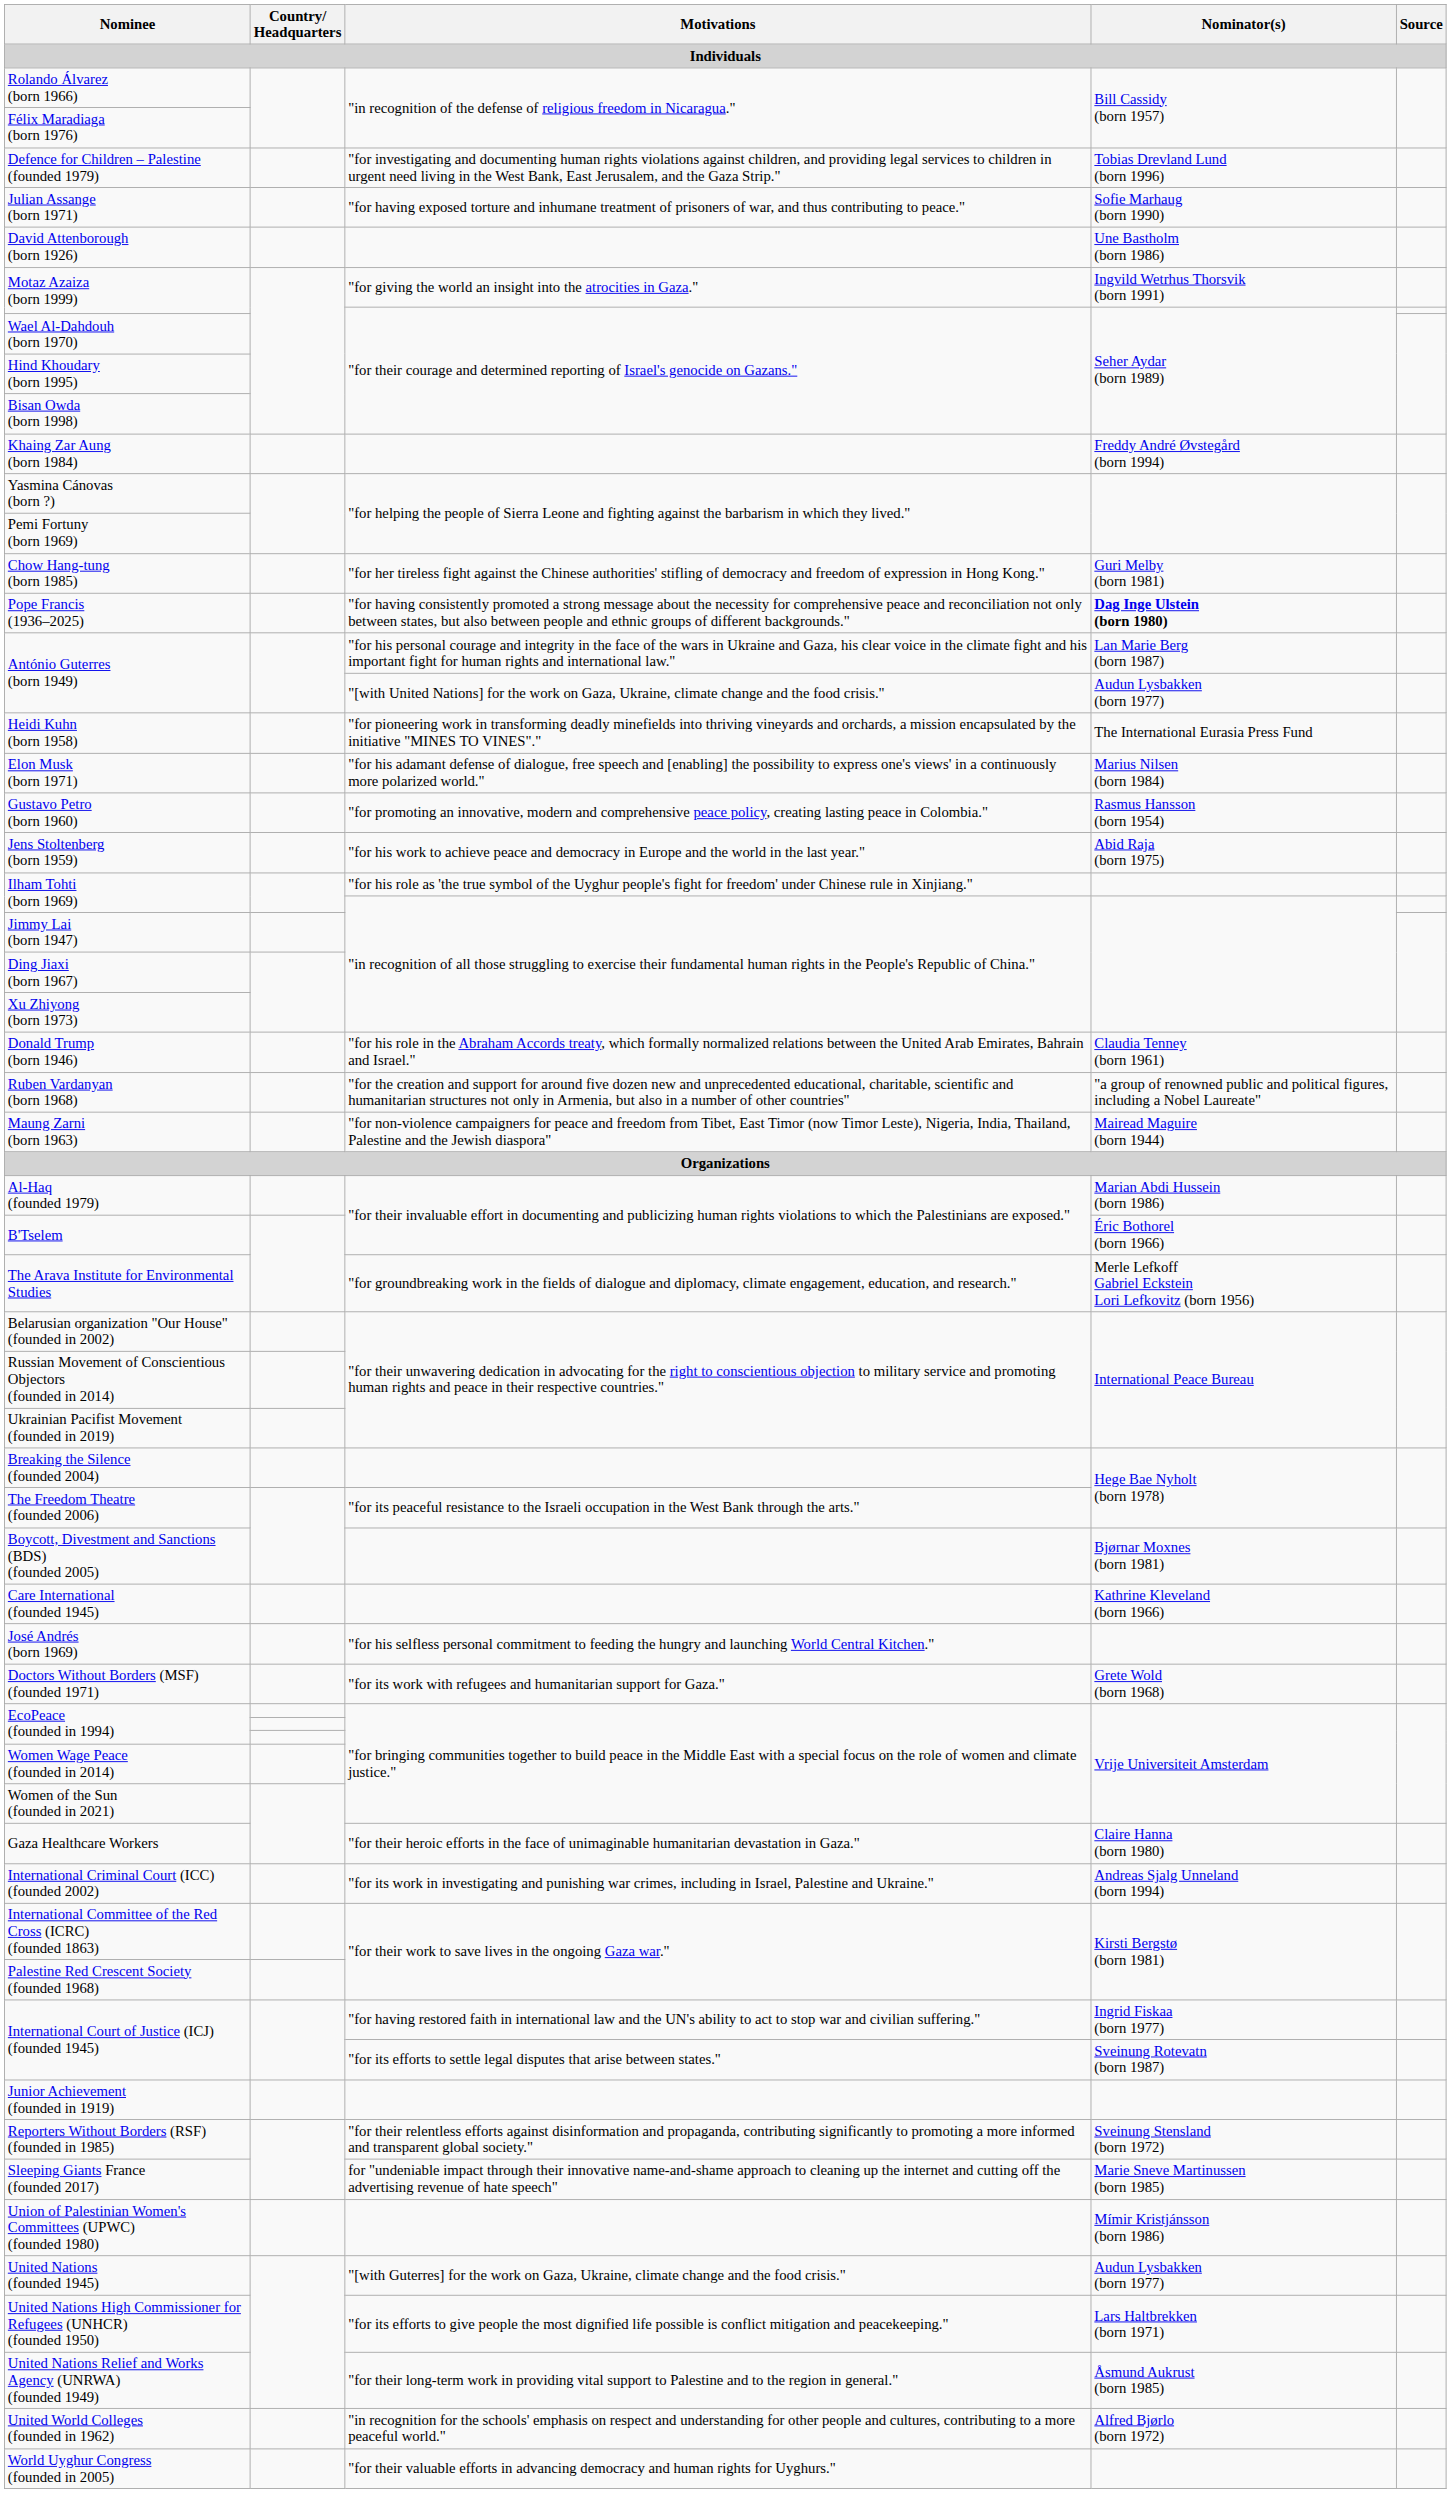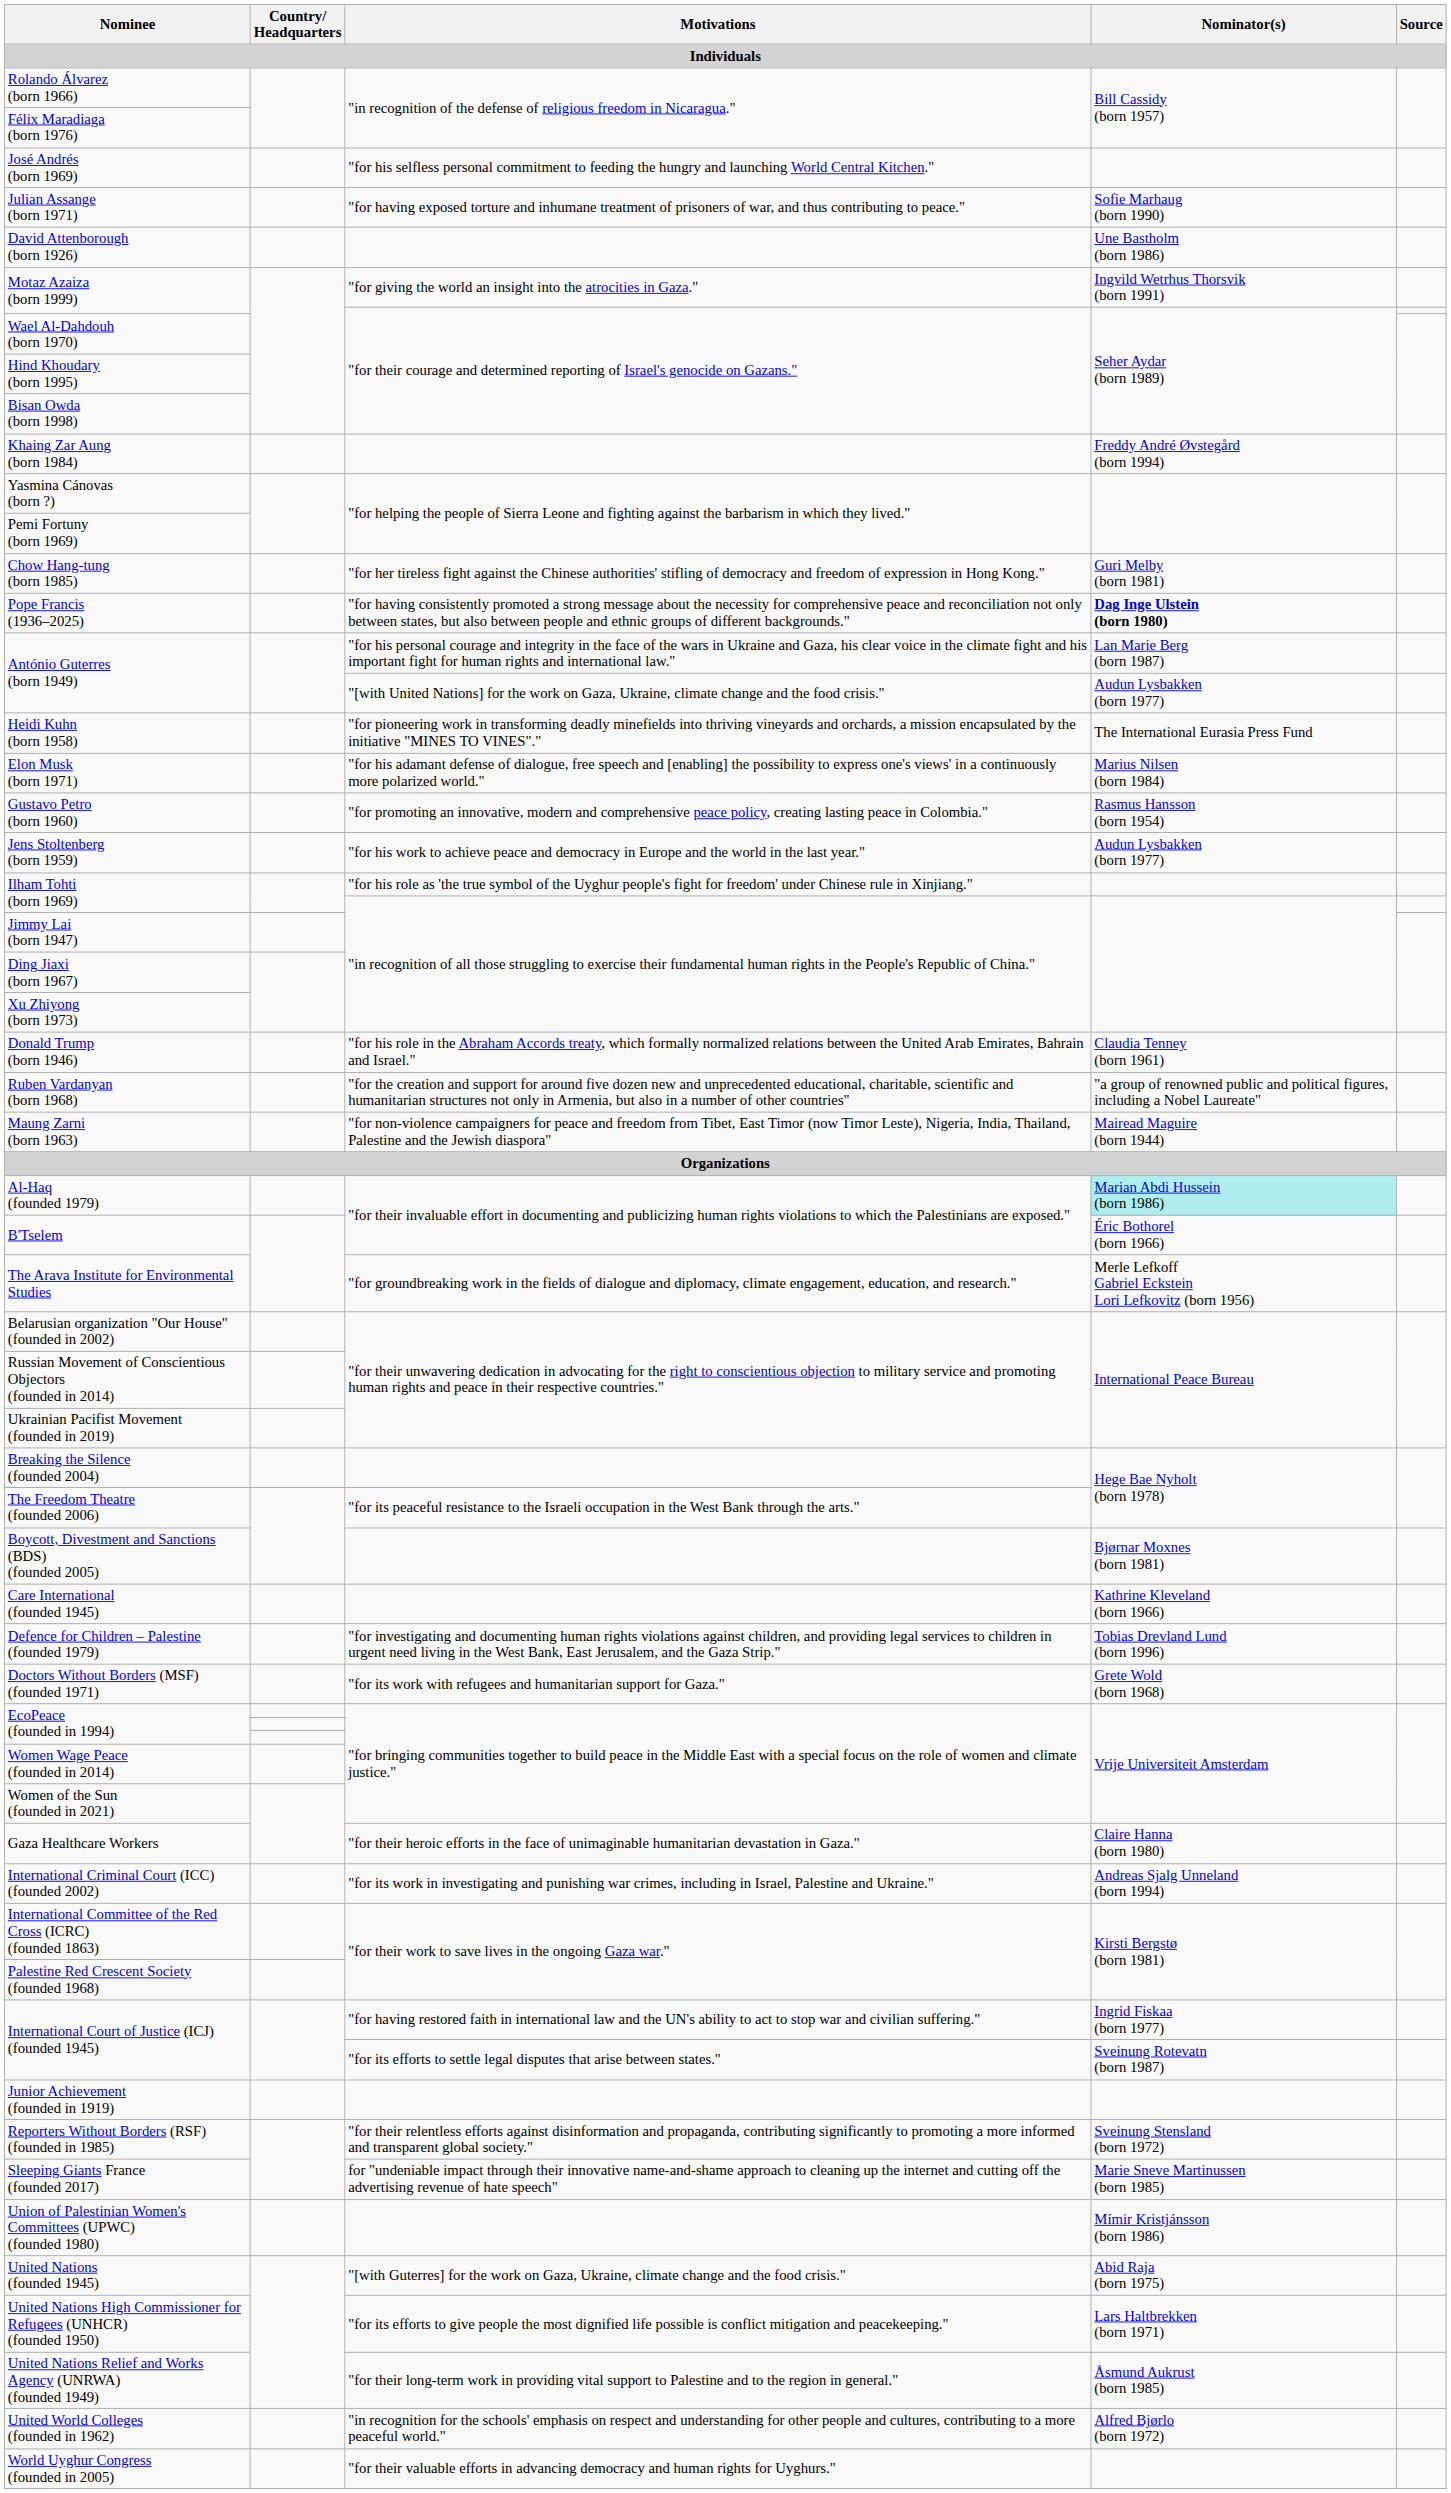rows swapped: (43, 1643) <-> (104, 167)
(1129, 852) Abid Raja (born 1975) -> (1148, 852) Audun Lysbakken (born 1977)
(1157, 1195) no background -> (1157, 1195) paleturquoise background
(1148, 2275) Audun Lysbakken (born 1977) -> (1129, 2275) Abid Raja (born 1975)
